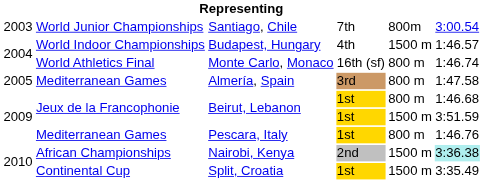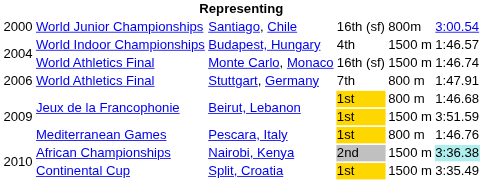(18, 26) 2003 -> (18, 26) 2000
(346, 26) 7th -> (361, 26) 16th (sf)
(407, 63) 800 m -> (410, 63) 1500 m
- row: (101, 81)
+ row: (95, 81)
